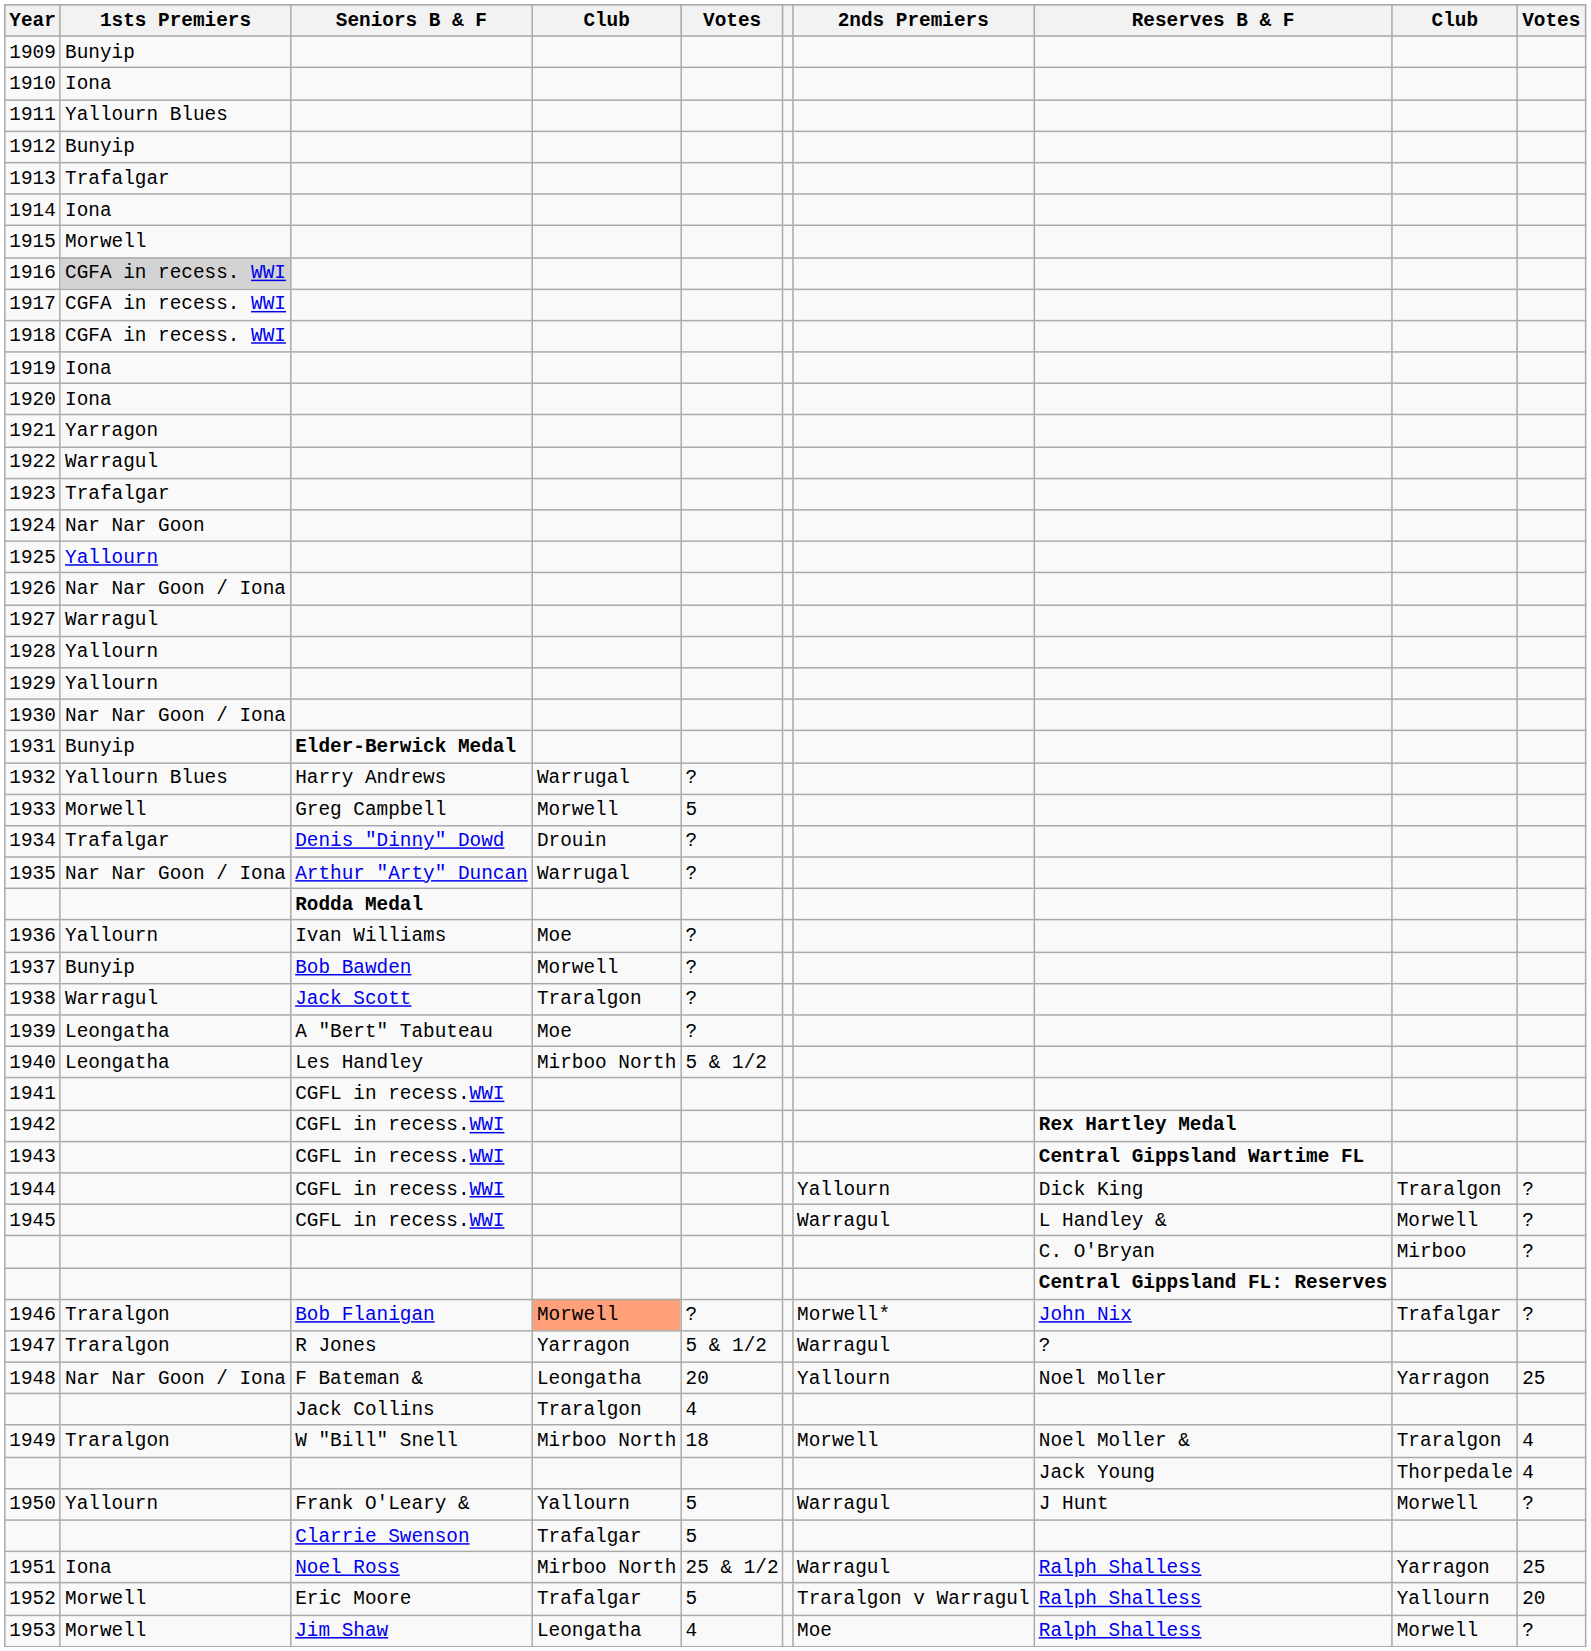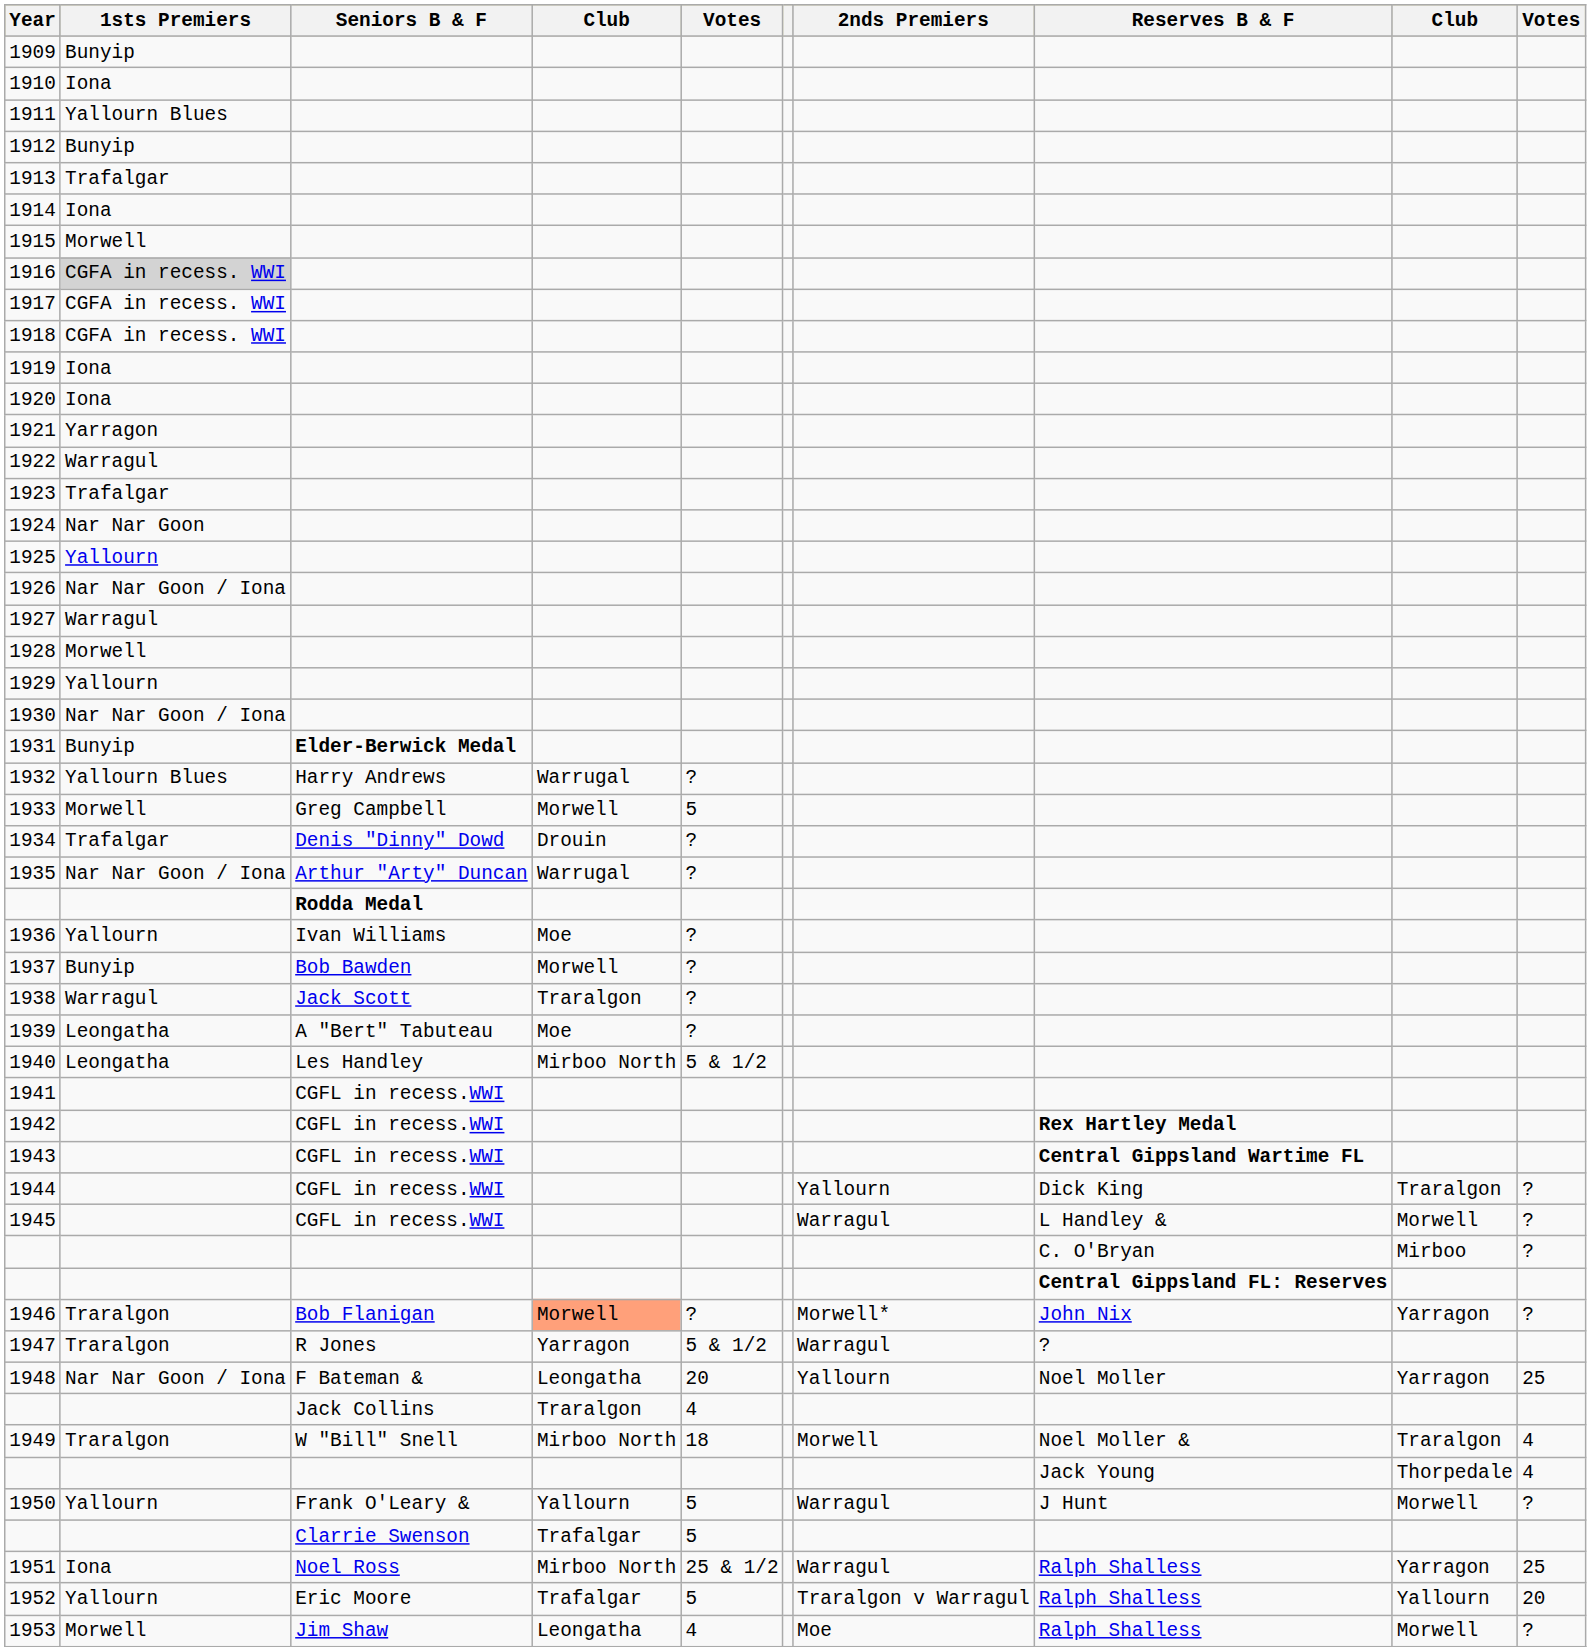(112, 652) Yallourn -> (106, 652) Morwell
(1449, 1315) Trafalgar -> (1443, 1315) Yarragon
(106, 1599) Morwell -> (112, 1599) Yallourn
